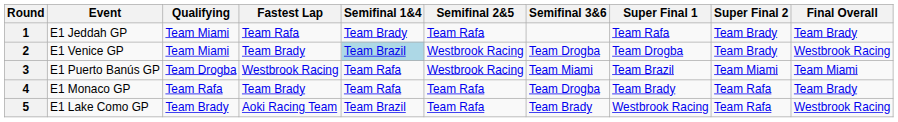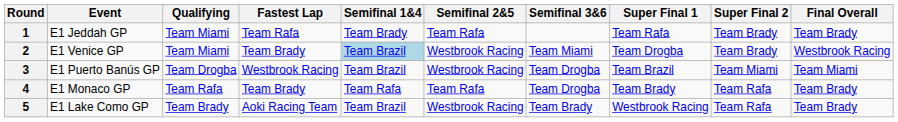(565, 51) Team Drogba -> (561, 51) Team Miami
(373, 70) Team Rafa -> (375, 70) Team Brazil
(561, 70) Team Miami -> (565, 70) Team Drogba
(456, 107) Team Rafa -> (475, 107) Westbrook Racing
(842, 107) Westbrook Racing -> (826, 107) Team Brady
